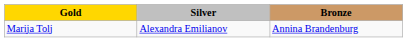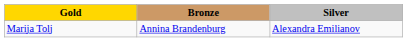columns swapped: (203, 12) <-> (336, 12)
